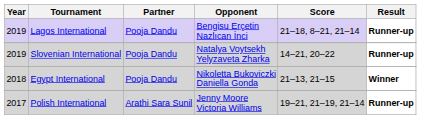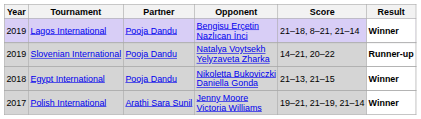(391, 31) Runner-up -> (384, 31) Winner
(391, 103) Runner-up -> (384, 103) Winner
